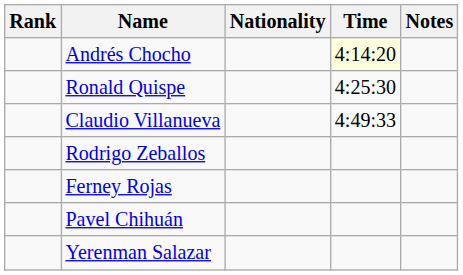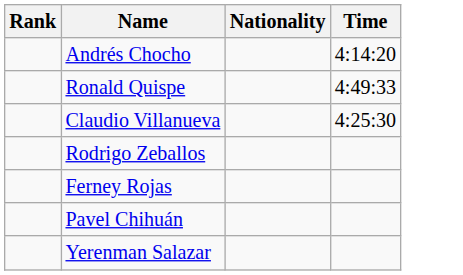- column: (429, 21)
(365, 54) lightyellow background -> (365, 54) no background
(365, 87) 4:25:30 -> (365, 87) 4:49:33
(365, 120) 4:49:33 -> (365, 120) 4:25:30
